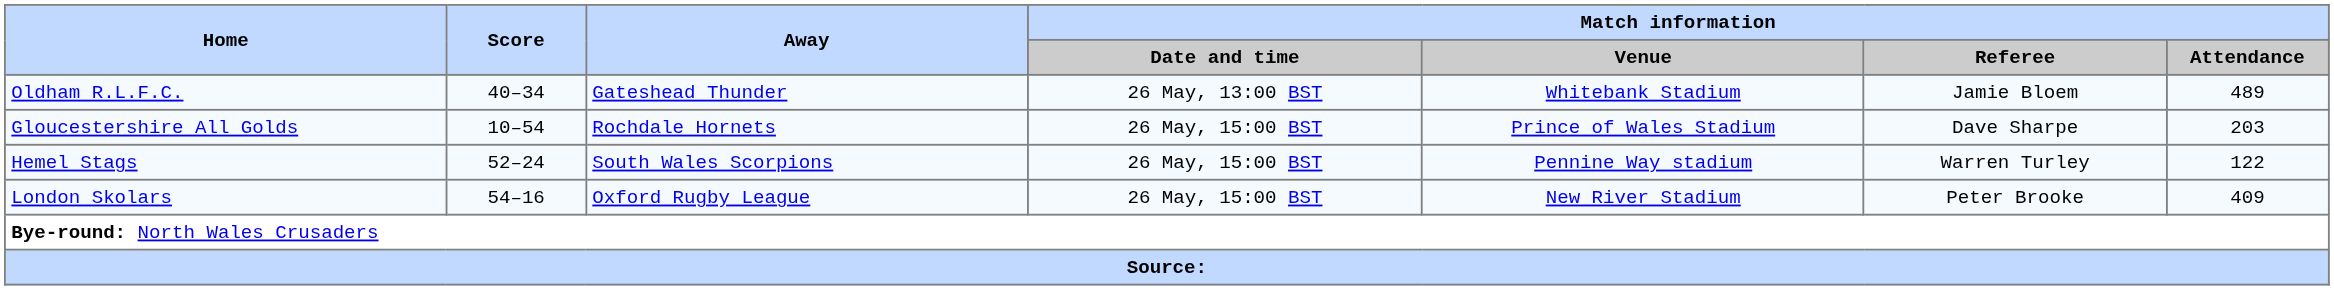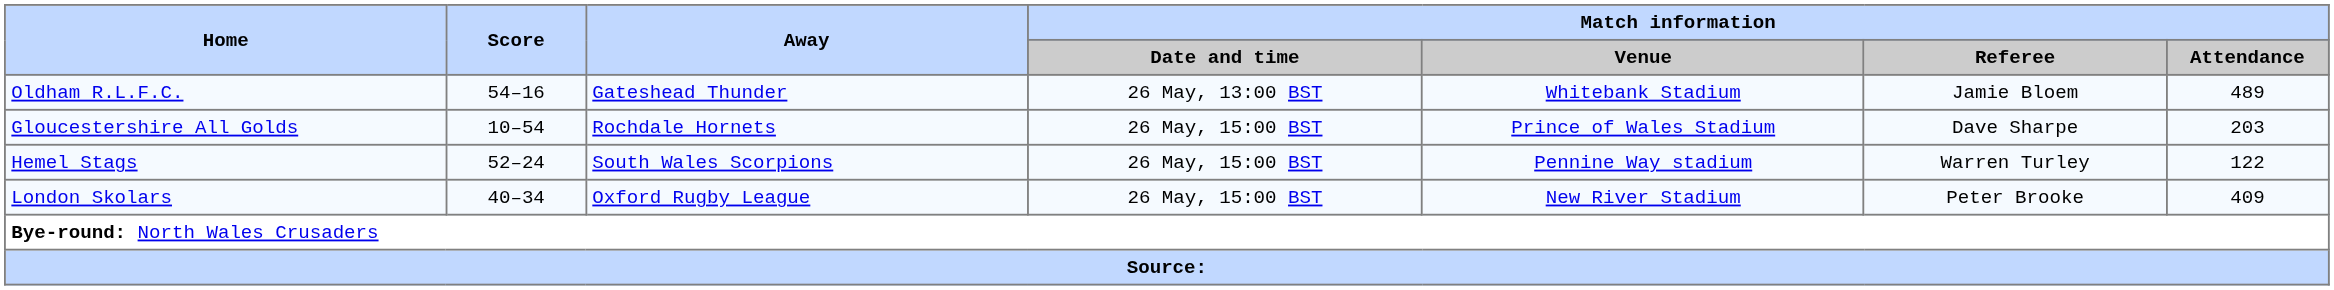(516, 92) 40–34 -> (516, 92) 54–16
(516, 197) 54–16 -> (516, 197) 40–34
